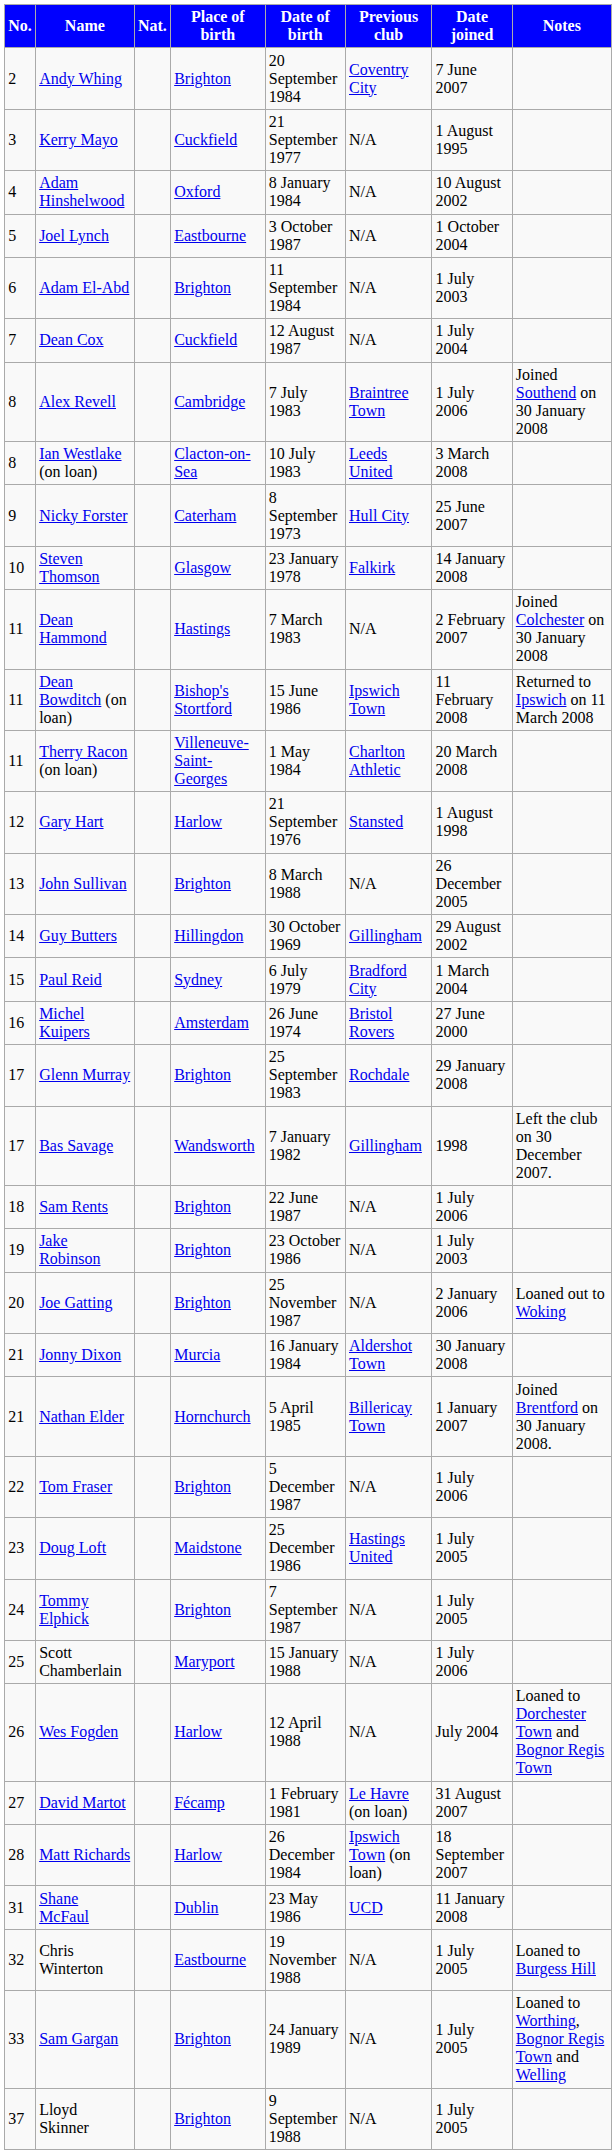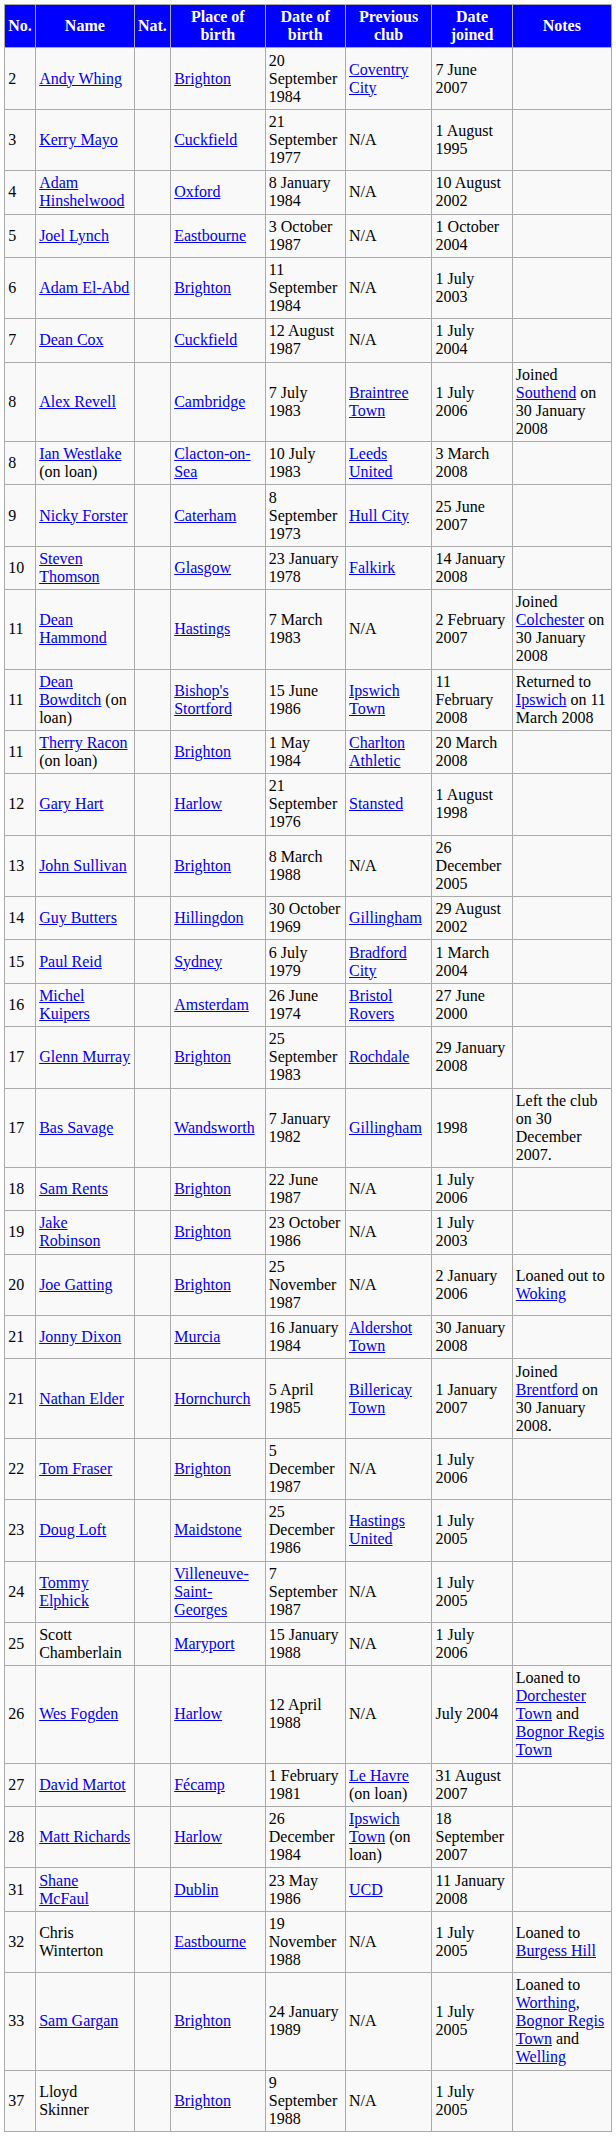(211, 761) Villeneuve-Saint-Georges -> (203, 752) Brighton
(203, 1609) Brighton -> (211, 1591) Villeneuve-Saint-Georges
